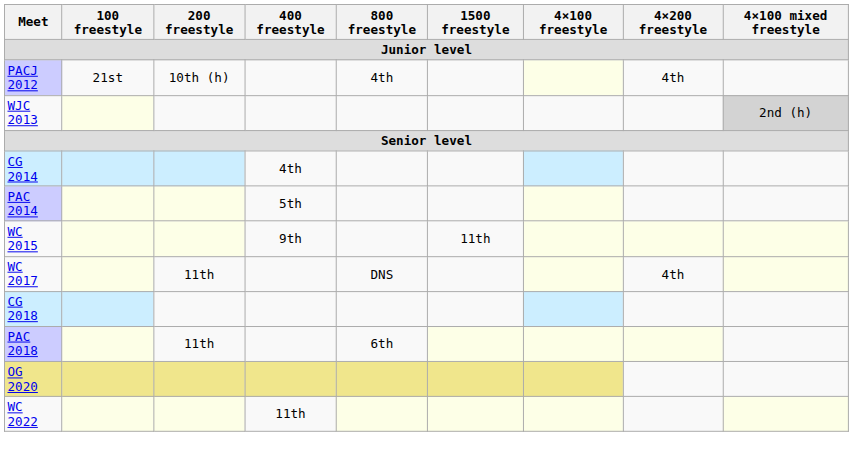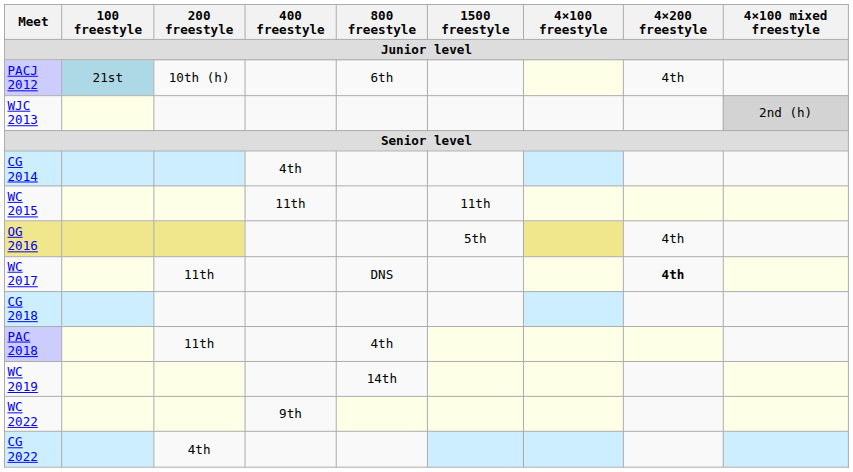(108, 78) no background -> (108, 78) lightblue background
(382, 78) 4th -> (382, 78) 6th
- row: (23, 204)
(291, 239) 9th -> (290, 204) 11th
+ row: (23, 239)
(673, 274) normal -> (673, 274) bold
(382, 344) 6th -> (382, 344) 4th
+ row: (23, 379)
- row: (23, 379)
(290, 414) 11th -> (291, 414) 9th
+ row: (23, 449)
